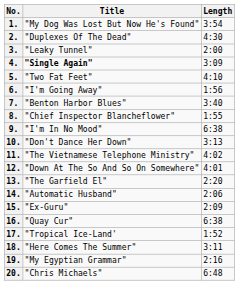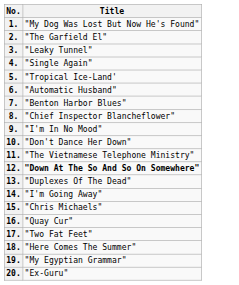- column: (218, 11)
(78, 37) "Duplexes Of The Dead" -> (66, 37) "The Garfield El"
(59, 63) bold -> (59, 63) normal
(59, 77) "Two Fat Feet" -> (71, 77) "Tropical Ice-Land'
(63, 90) "I'm Going Away" -> (71, 90) "Automatic Husband"
(112, 169) normal -> (112, 169) bold
(66, 182) "The Garfield El" -> (78, 182) "Duplexes Of The Dead"
(71, 195) "Automatic Husband" -> (63, 195) "I'm Going Away"
(46, 208) "Ex-Guru" -> (63, 208) "Chris Michaels"
(71, 234) "Tropical Ice-Land' -> (59, 234) "Two Fat Feet"
(63, 274) "Chris Michaels" -> (46, 274) "Ex-Guru"
